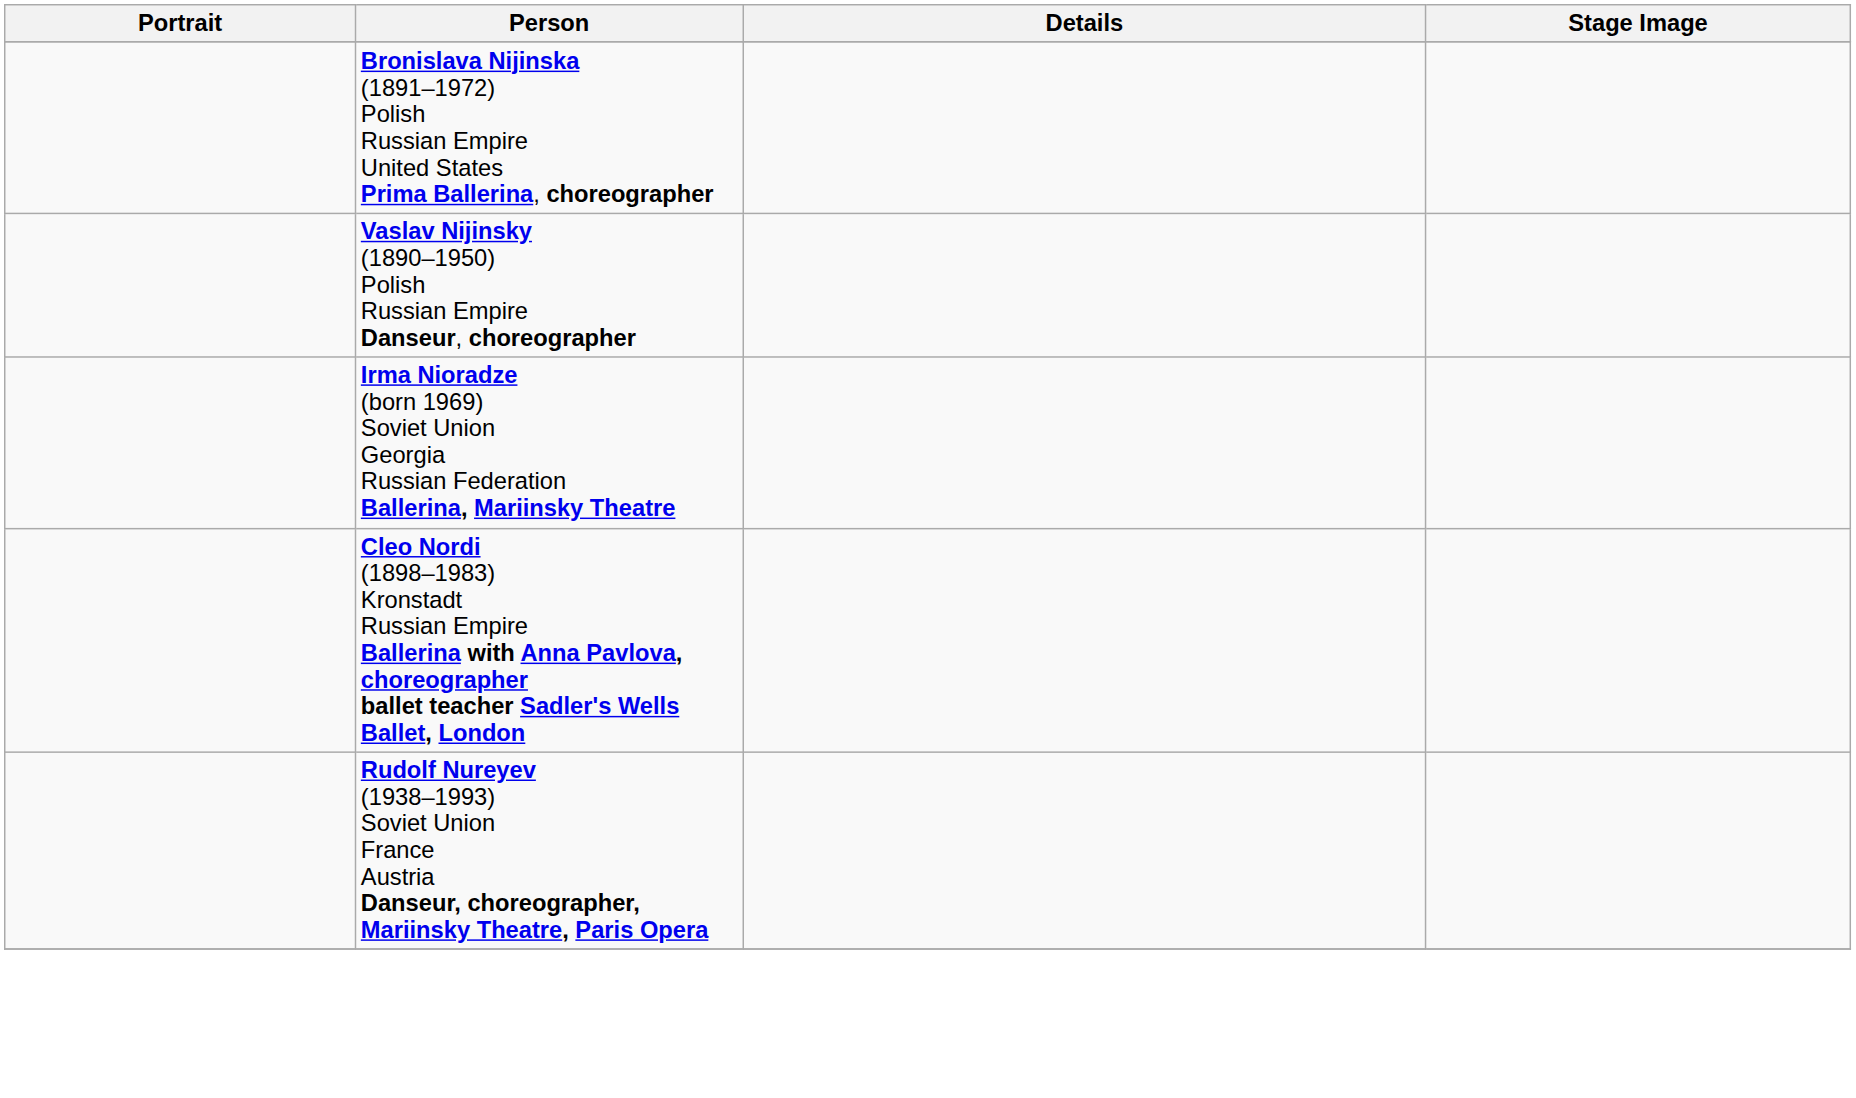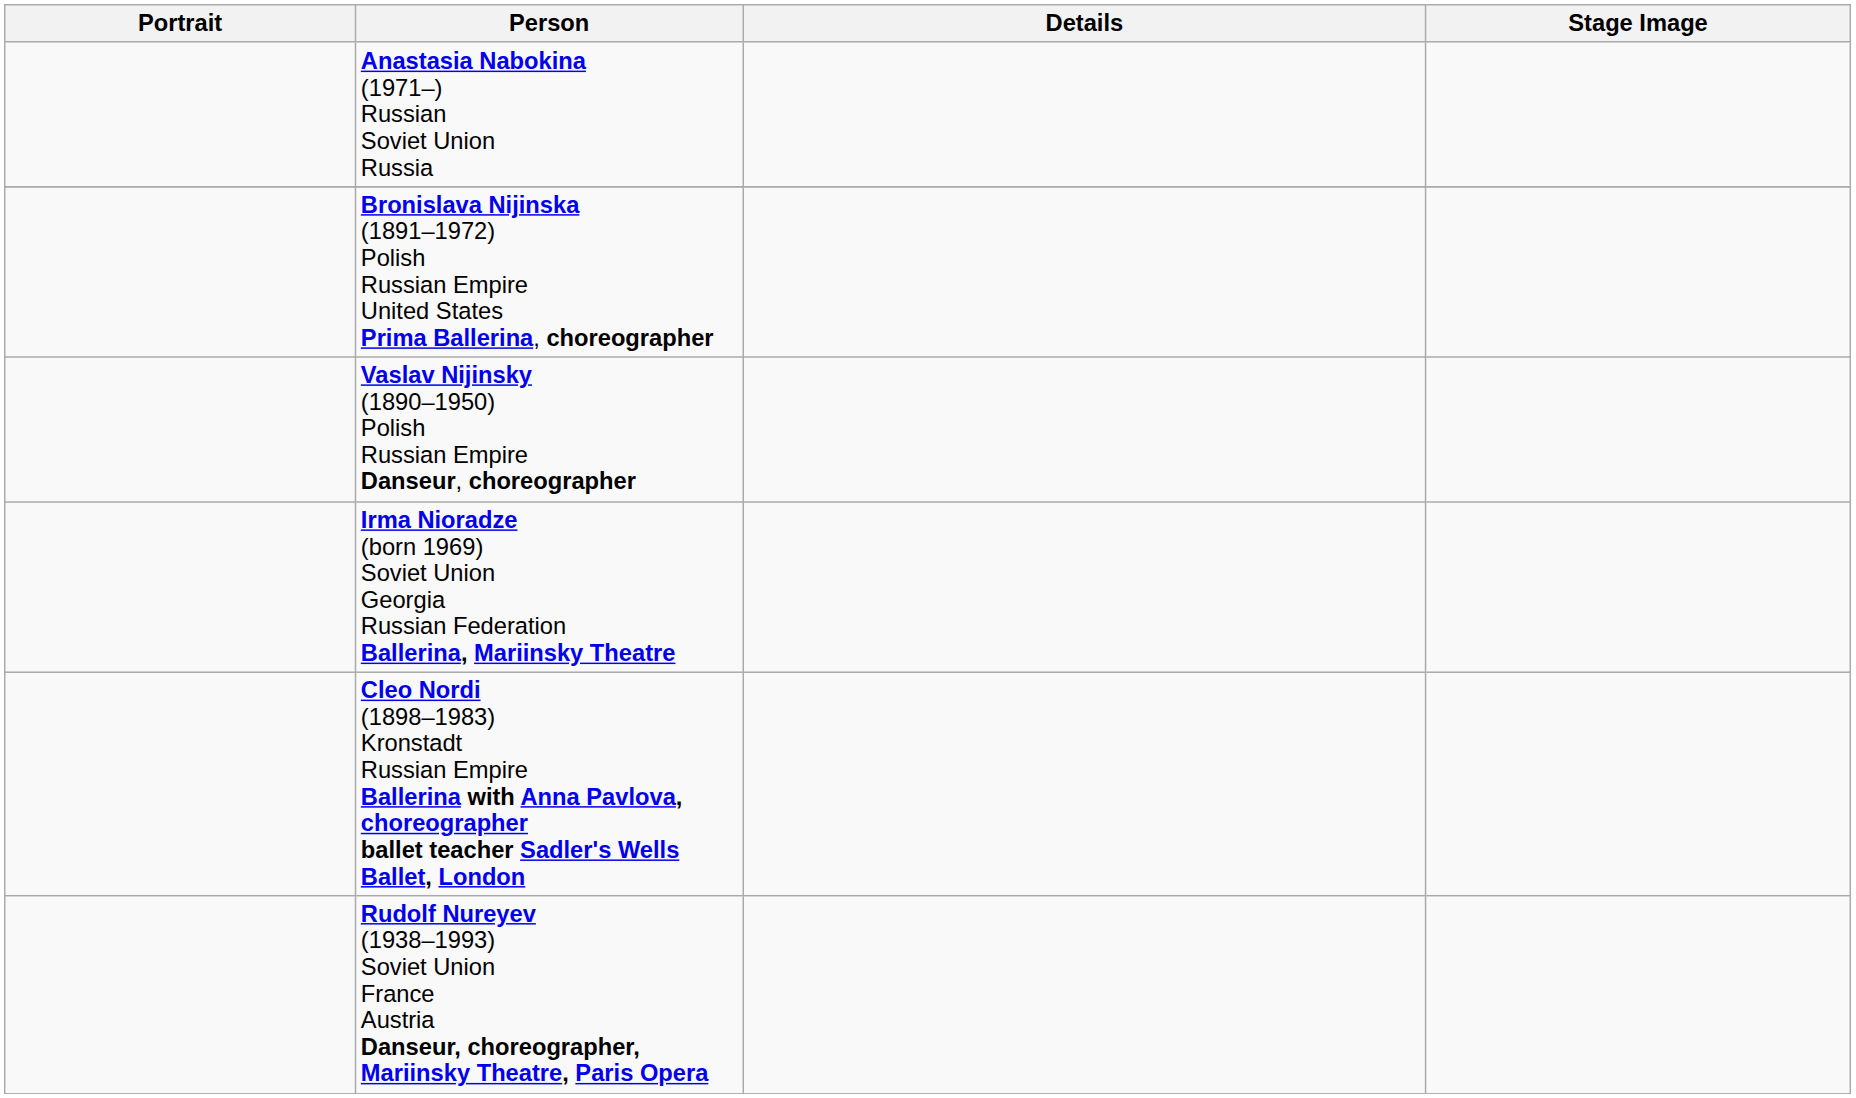+ row: (473, 114)
